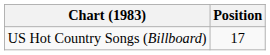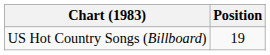(238, 38) 17 -> (238, 38) 19
